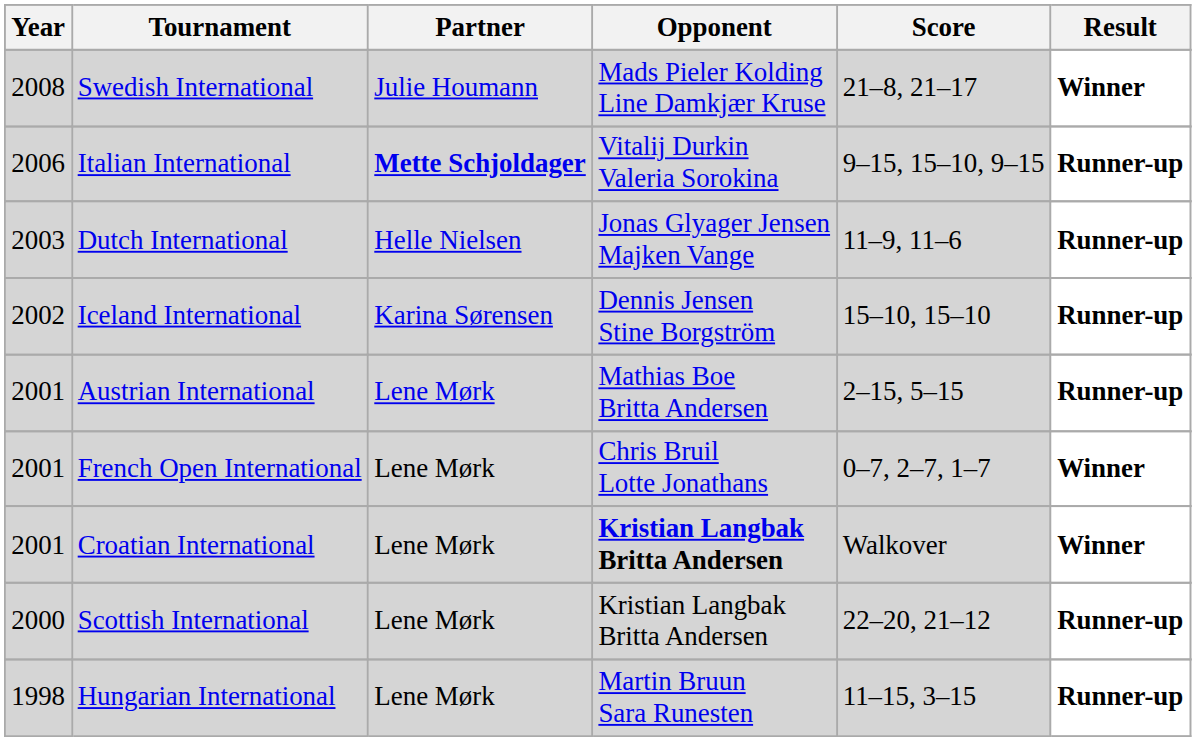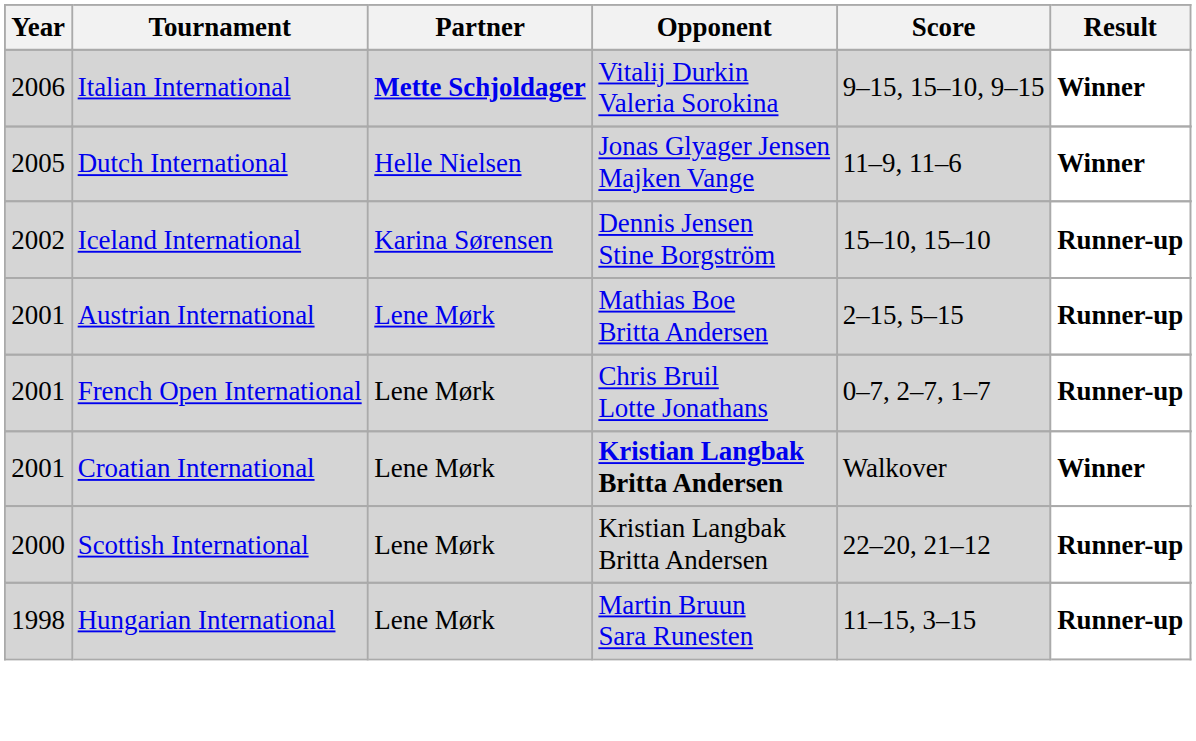- row: (195, 87)
(1120, 163) Runner-up -> (1101, 87) Winner
(38, 239) 2003 -> (38, 163) 2005
(1120, 239) Runner-up -> (1101, 163) Winner
(1101, 468) Winner -> (1120, 392) Runner-up
